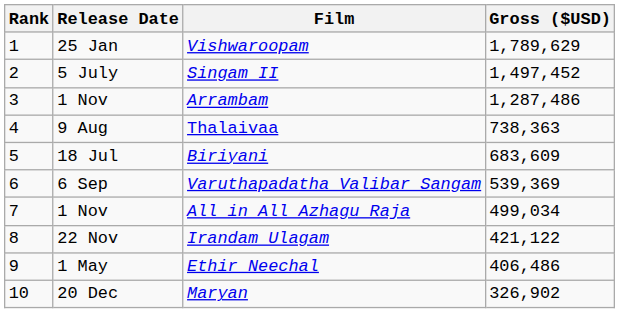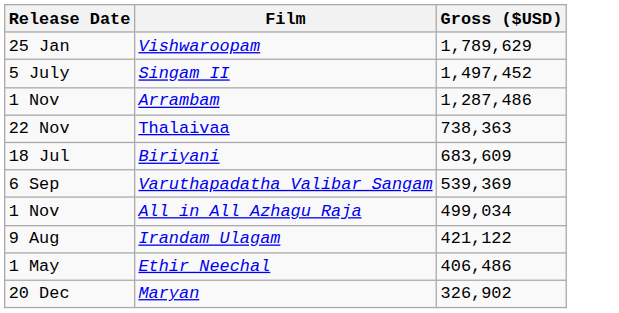- column: (29, 18)
(83, 129) 9 Aug -> (39, 129) 22 Nov
(88, 239) 22 Nov -> (34, 239) 9 Aug
